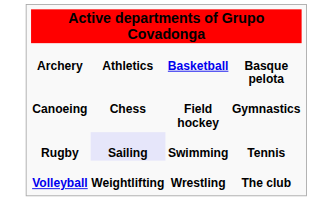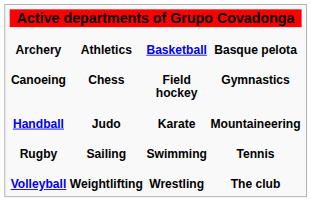+ row: (38, 124)
(128, 153) lavender background -> (106, 154) no background
